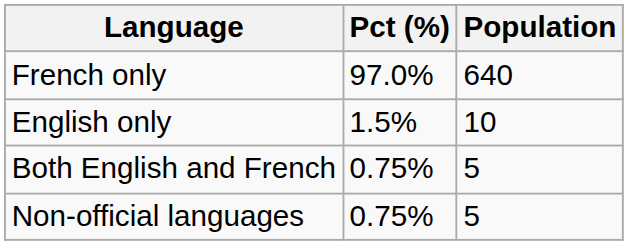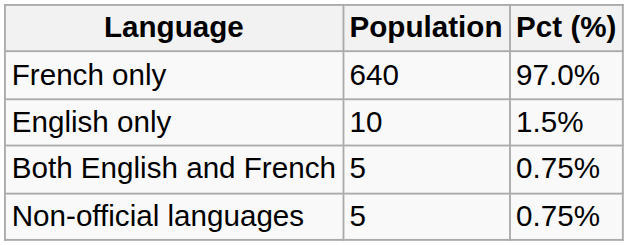columns swapped: (540, 27) <-> (400, 27)
